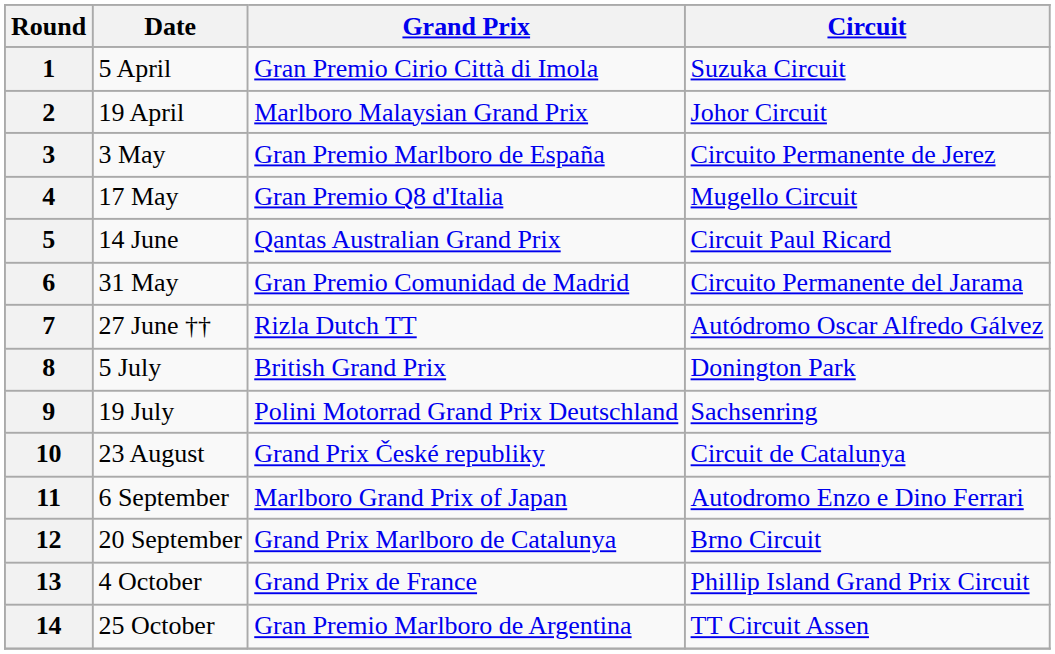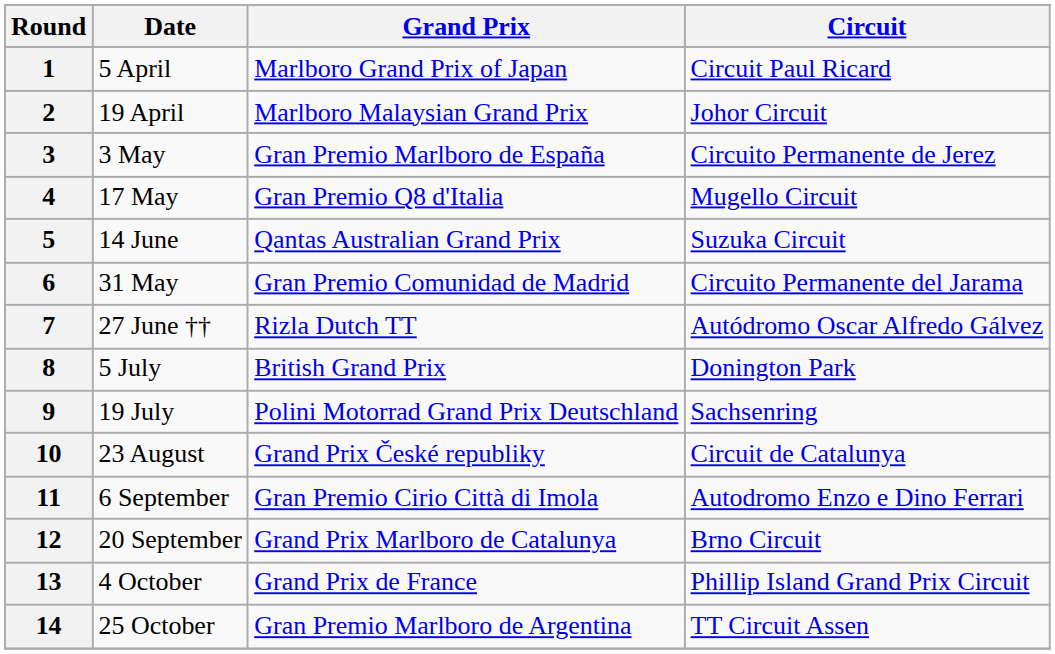(426, 68) Gran Premio Cirio Città di Imola -> (411, 68) Marlboro Grand Prix of Japan
(768, 68) Suzuka Circuit -> (791, 68) Circuit Paul Ricard
(791, 239) Circuit Paul Ricard -> (768, 239) Suzuka Circuit
(411, 496) Marlboro Grand Prix of Japan -> (426, 496) Gran Premio Cirio Città di Imola
